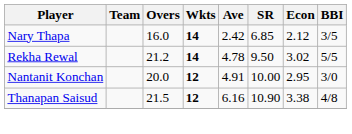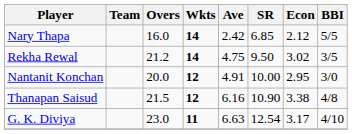(329, 35) 3/5 -> (329, 35) 5/5
(233, 56) 4.78 -> (233, 56) 4.75
(329, 56) 5/5 -> (329, 56) 3/5
+ row: (41, 118)
